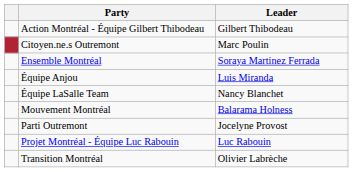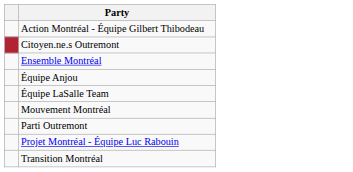- column: (282, 12)
